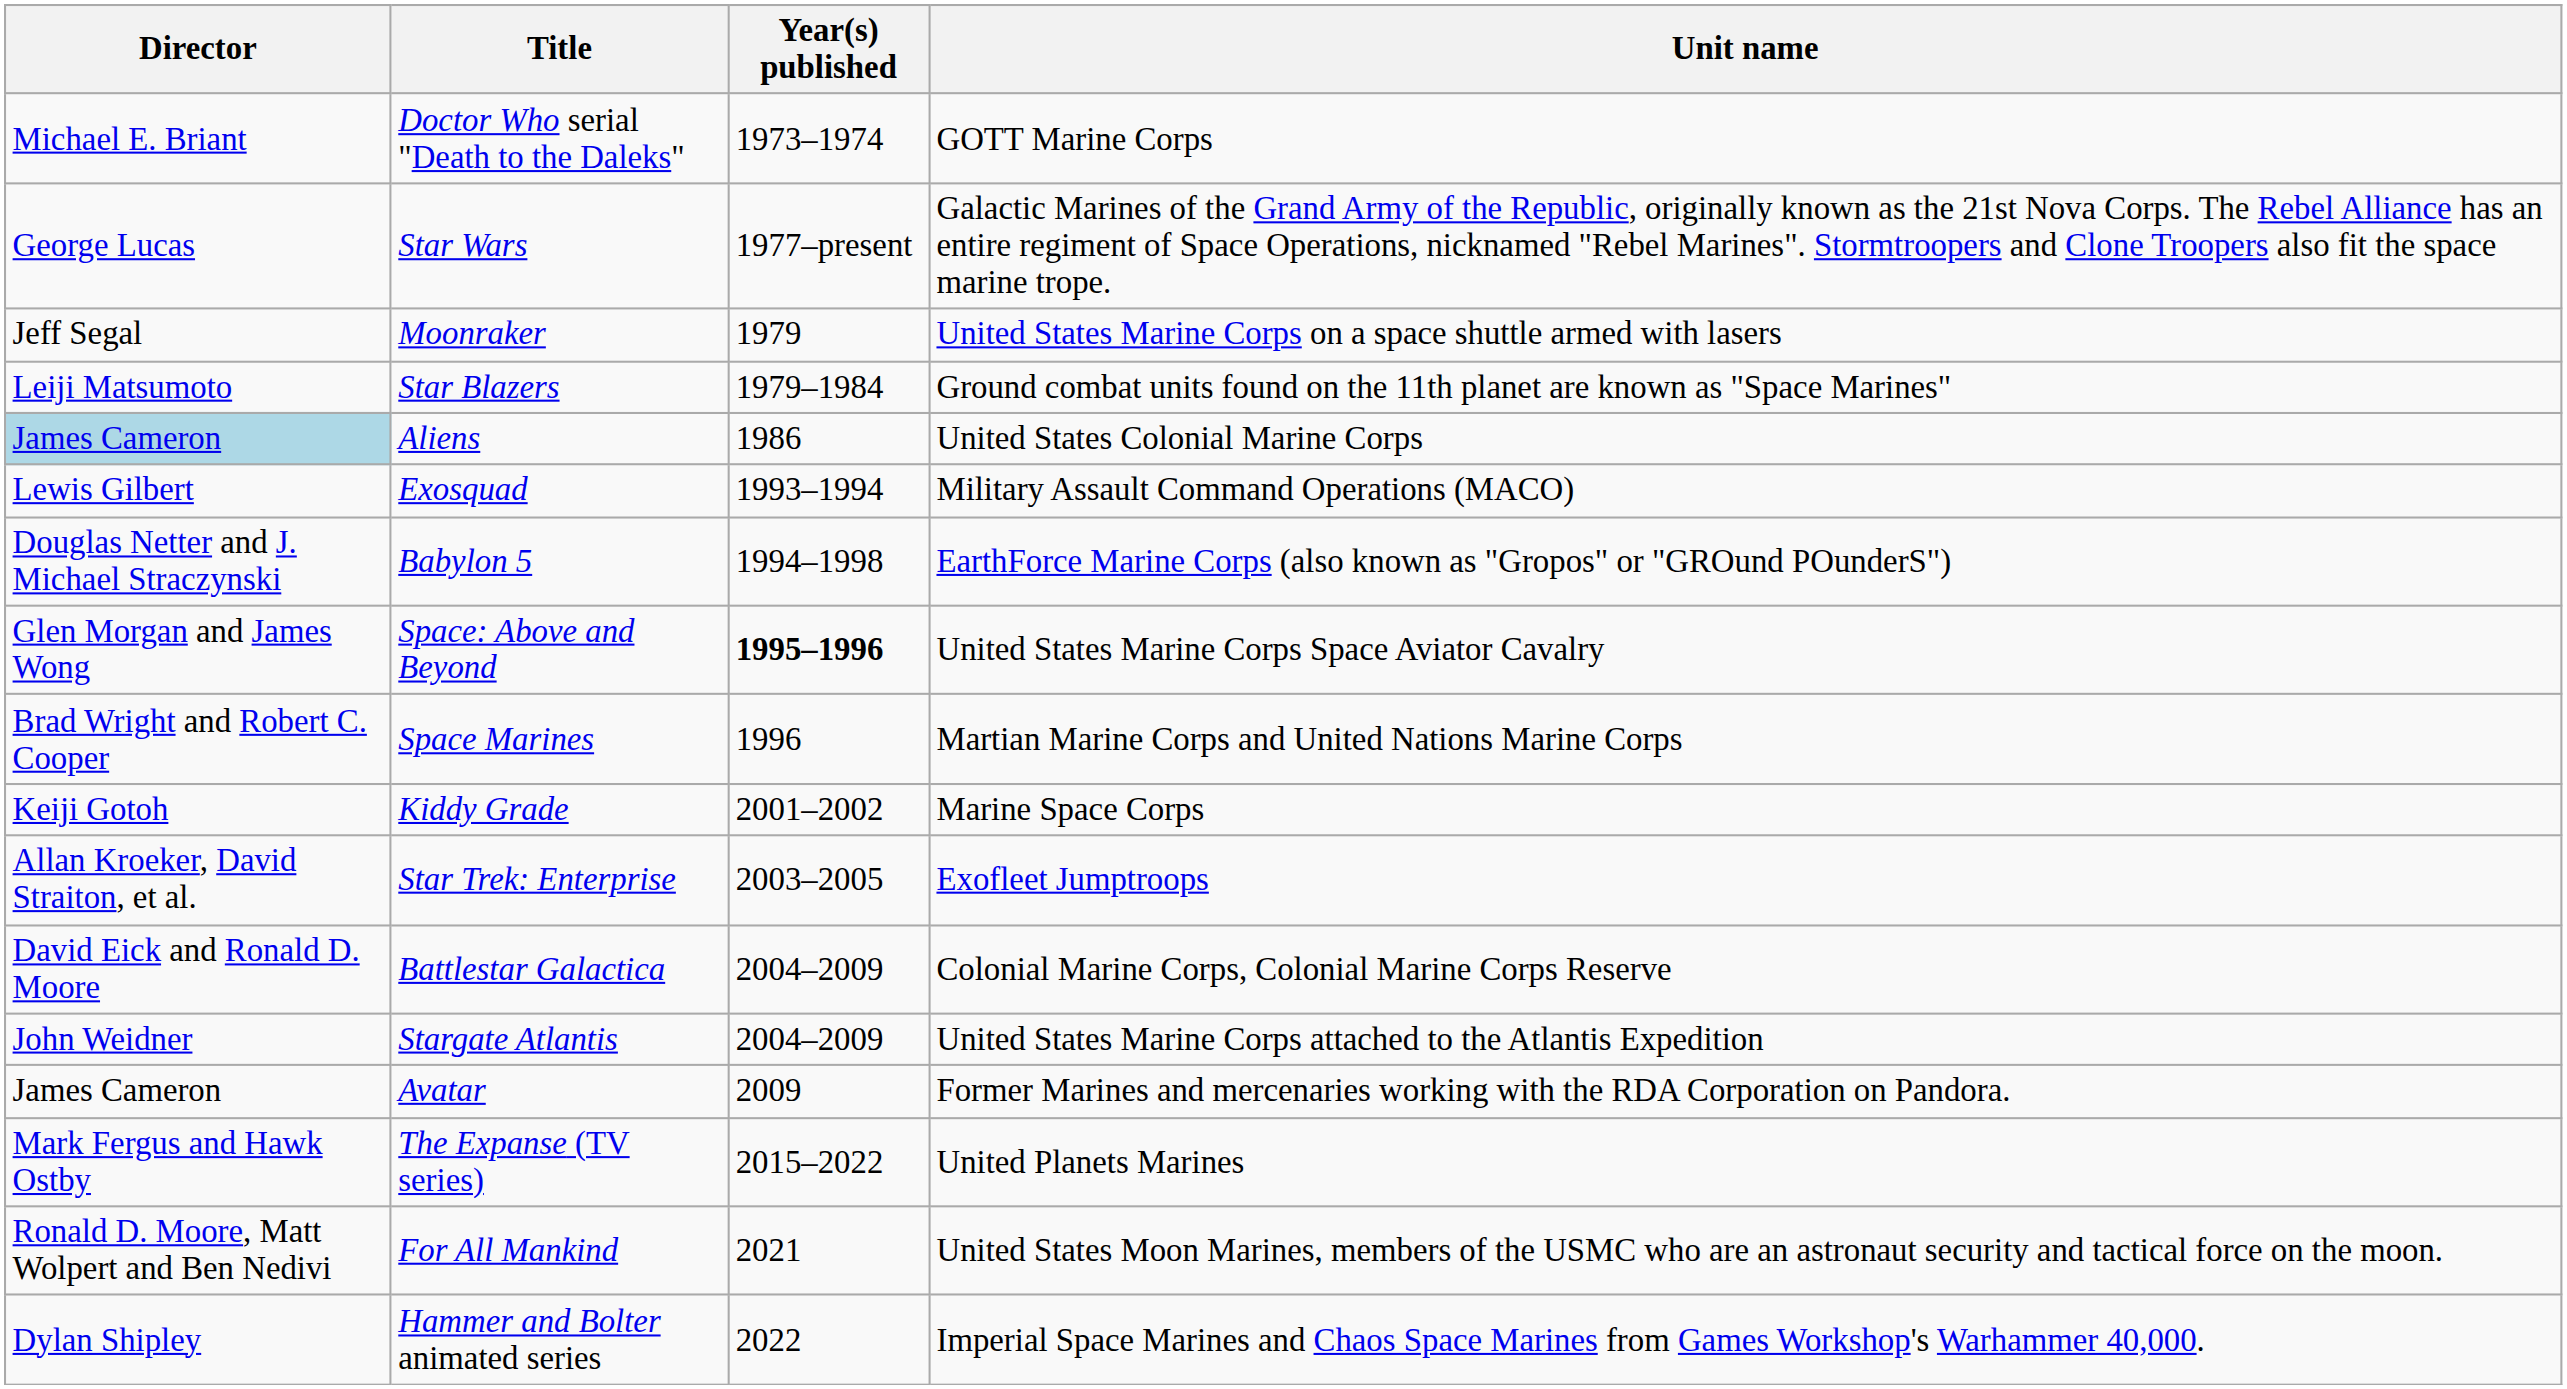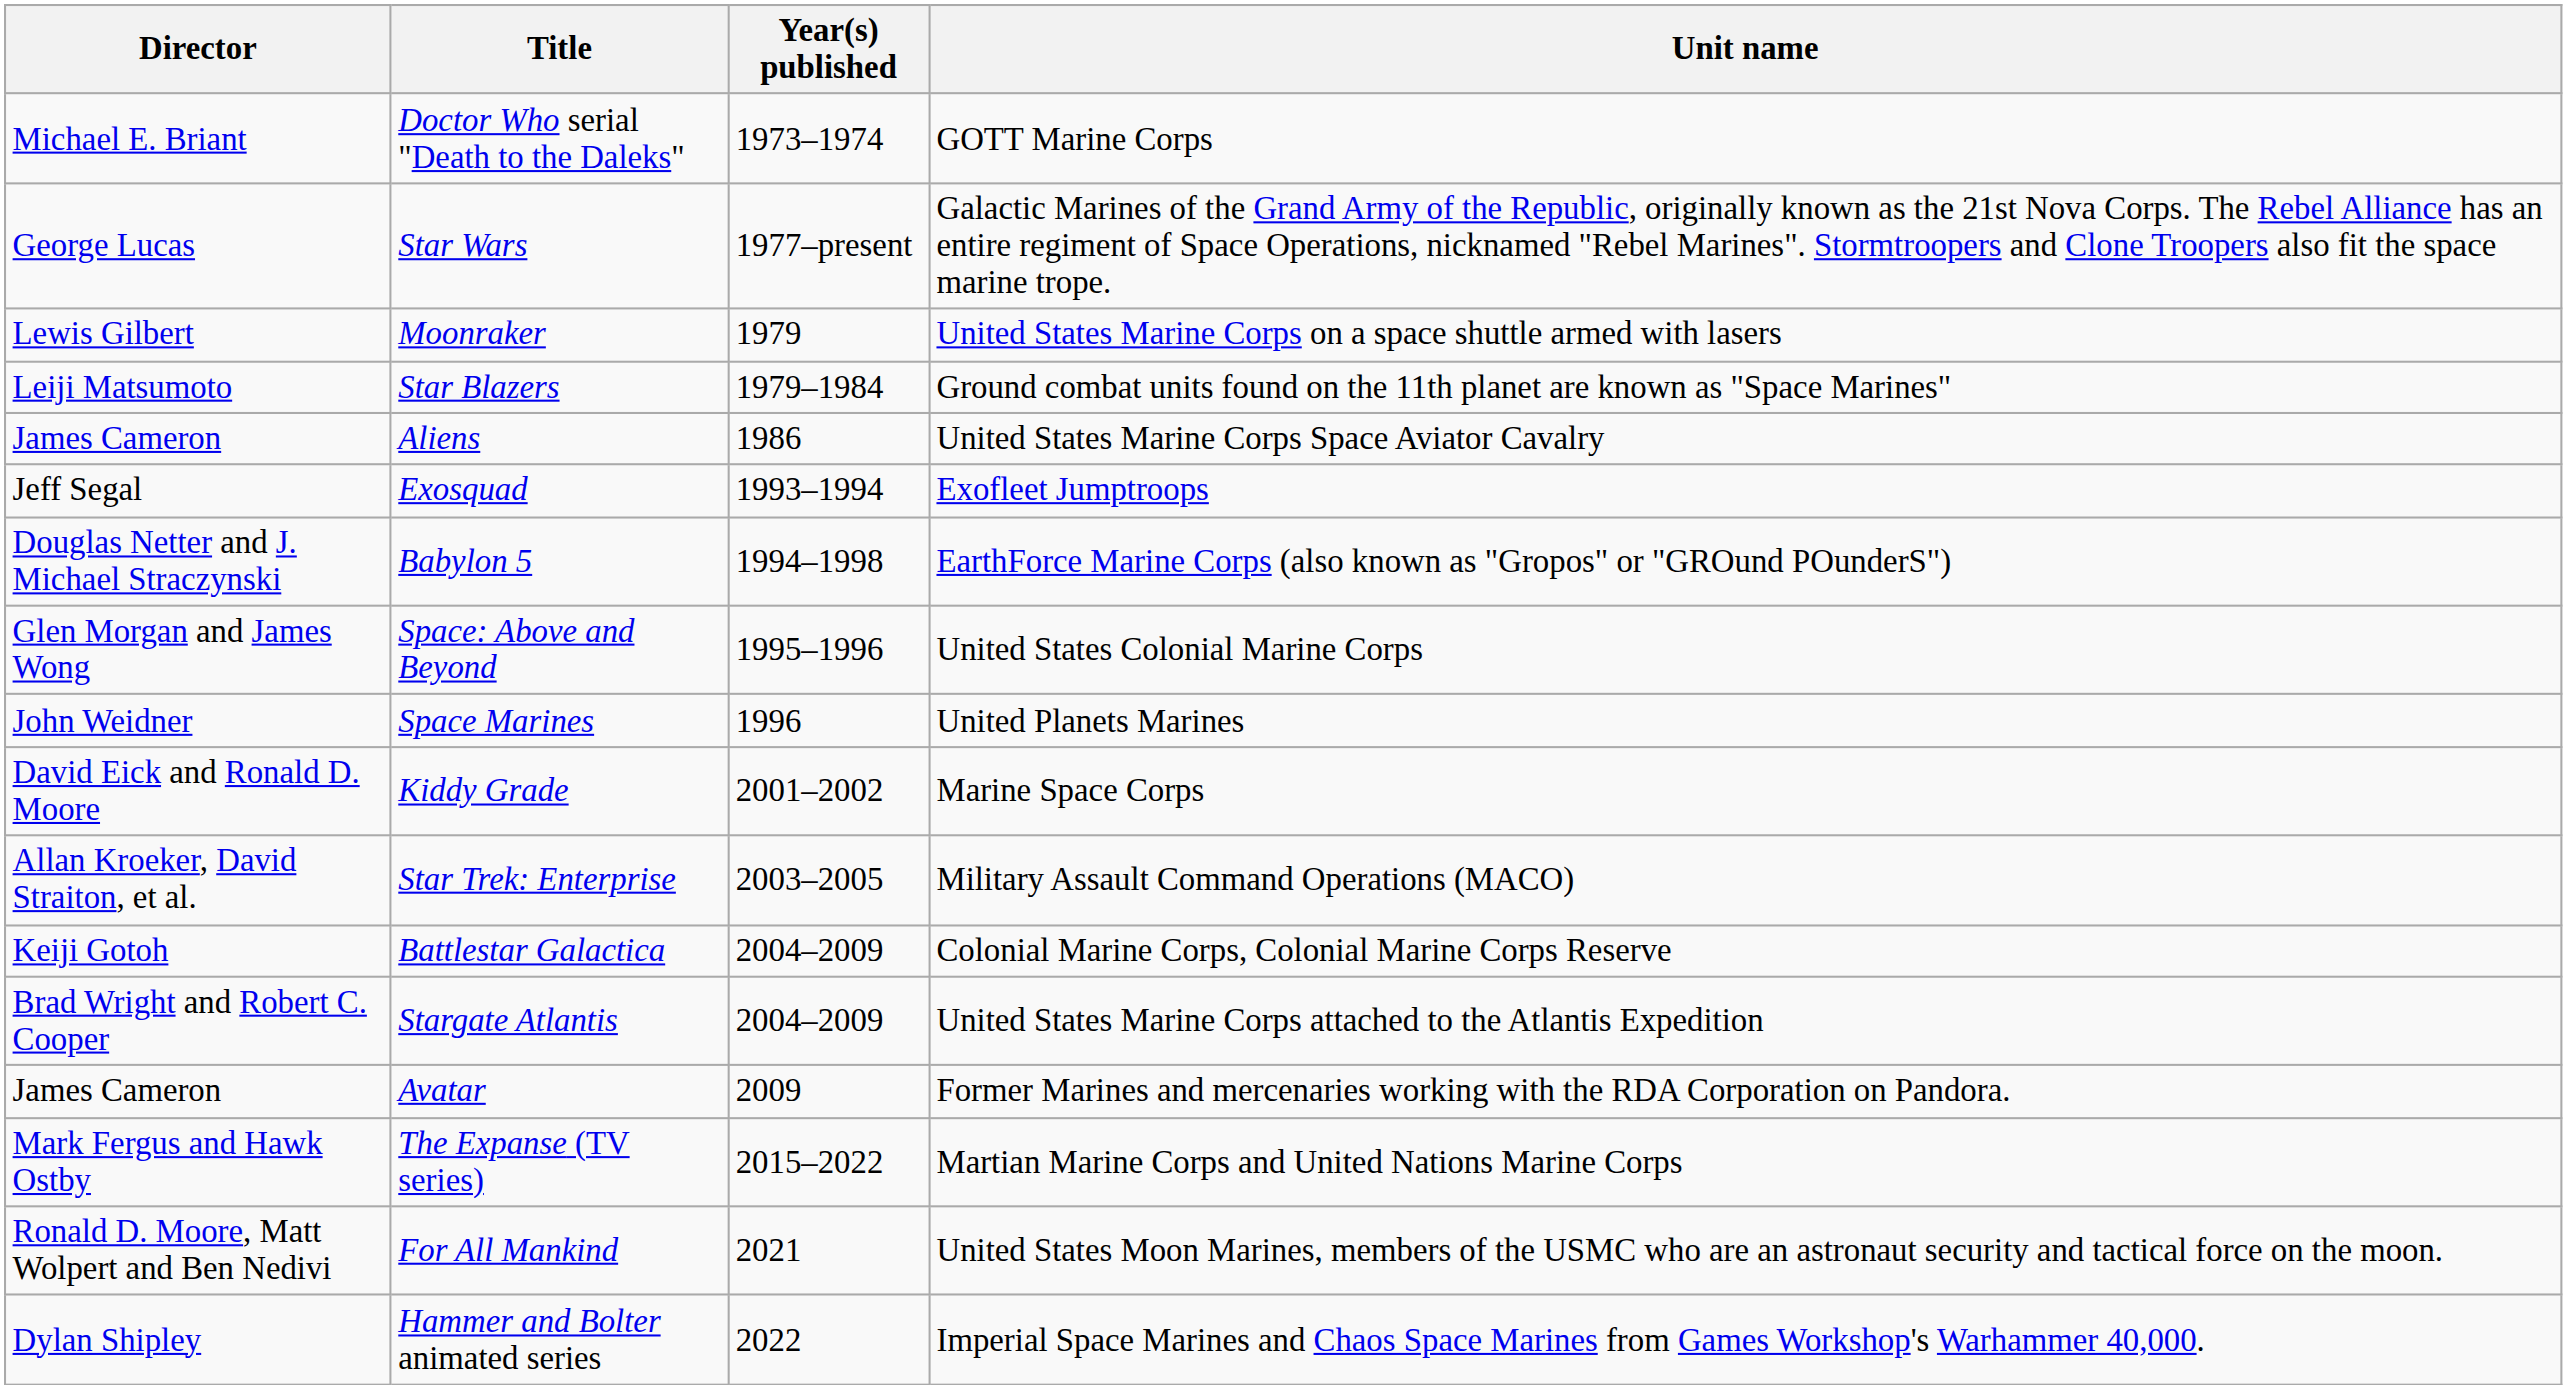(77, 334) Jeff Segal -> (103, 334) Lewis Gilbert
(117, 438) lightblue background -> (117, 438) no background
(1180, 438) United States Colonial Marine Corps -> (1270, 438) United States Marine Corps Space Aviator Cavalry
(103, 490) Lewis Gilbert -> (77, 490) Jeff Segal
(1255, 490) Military Assault Command Operations (MACO) -> (1073, 490) Exofleet Jumptroops
(810, 649) bold -> (810, 649) normal
(1270, 649) United States Marine Corps Space Aviator Cavalry -> (1180, 649) United States Colonial Marine Corps
(190, 738) Brad Wright and Robert C. Cooper -> (103, 720) John Weidner
(1309, 738) Martian Marine Corps and United Nations Marine Corps -> (1090, 720) United Planets Marines
(90, 808) Keiji Gotoh -> (186, 790) David Eick and Ronald D. Moore
(1073, 879) Exofleet Jumptroops -> (1255, 879) Military Assault Command Operations (MACO)
(186, 968) David Eick and Ronald D. Moore -> (90, 949) Keiji Gotoh
(103, 1038) John Weidner -> (190, 1020) Brad Wright and Robert C. Cooper
(1090, 1161) United Planets Marines -> (1309, 1161) Martian Marine Corps and United Nations Marine Corps
